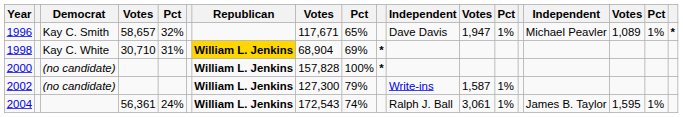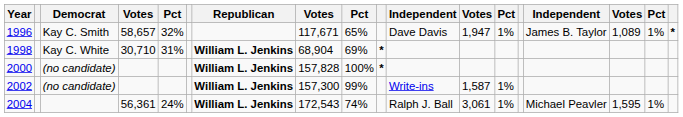(566, 31) Michael Peavler -> (566, 31) James B. Taylor
(244, 49) gold background -> (244, 49) no background
(319, 86) 127,300 -> (319, 86) 157,300
(356, 86) 79% -> (356, 86) 99%
(566, 104) James B. Taylor -> (566, 104) Michael Peavler
